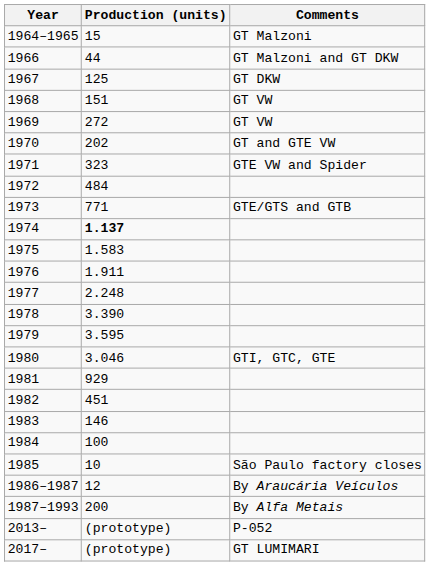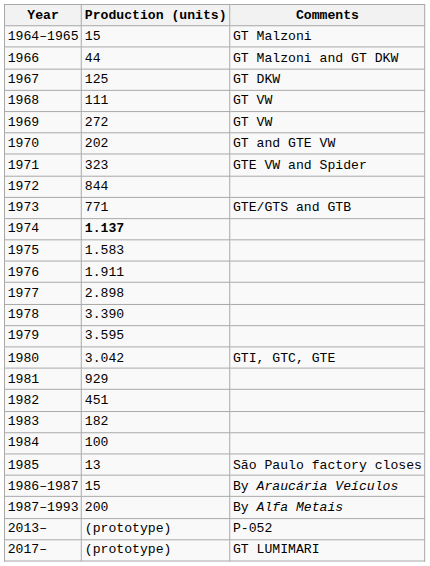(97, 101) 151 -> (97, 101) 111
(97, 186) 484 -> (97, 186) 844
(105, 293) 2.248 -> (105, 293) 2.898
(105, 358) 3.046 -> (105, 358) 3.042
(97, 422) 146 -> (97, 422) 182
(93, 465) 10 -> (93, 465) 13
(93, 486) 12 -> (93, 486) 15
